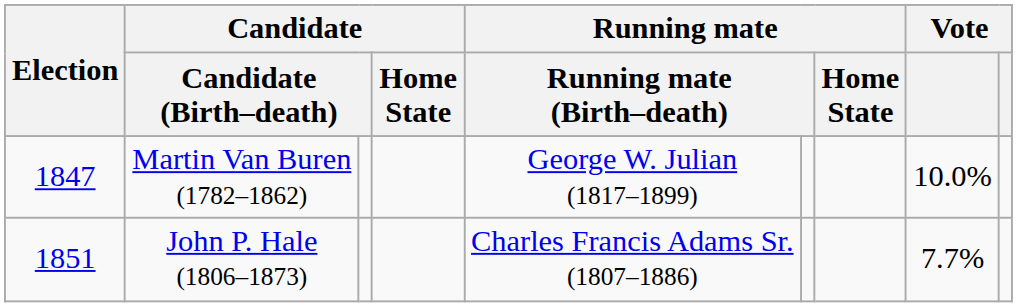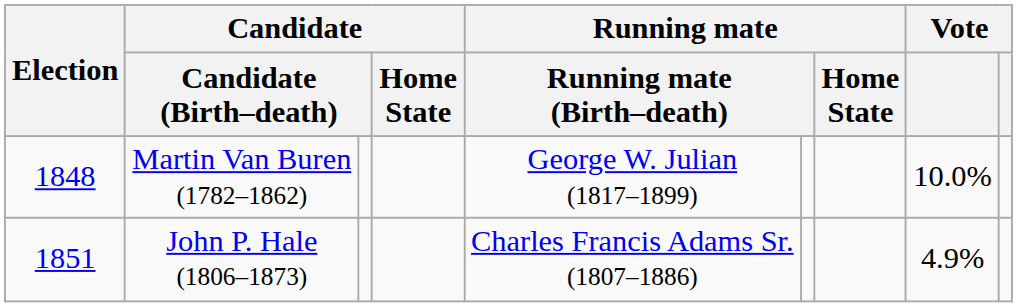(65, 176) 1847 -> (65, 176) 1848
(953, 258) 7.7% -> (953, 258) 4.9%
